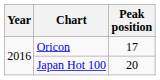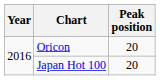(132, 46) 17 -> (132, 46) 20
